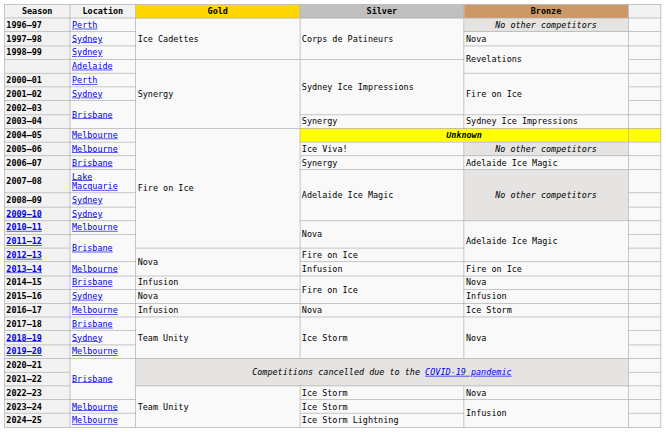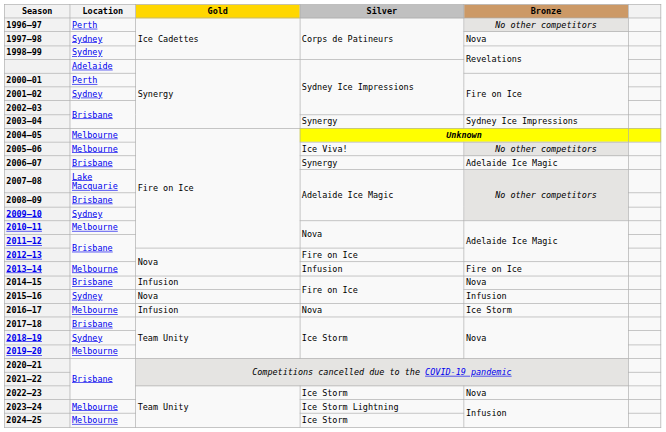(87, 200) Sydney -> (92, 200) Brisbane
(325, 407) Ice Storm -> (350, 407) Ice Storm Lightning
(350, 420) Ice Storm Lightning -> (325, 420) Ice Storm
